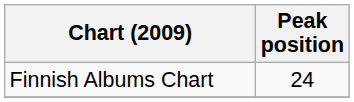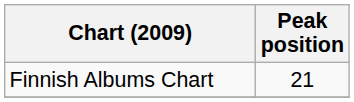(302, 79) 24 -> (302, 79) 21
